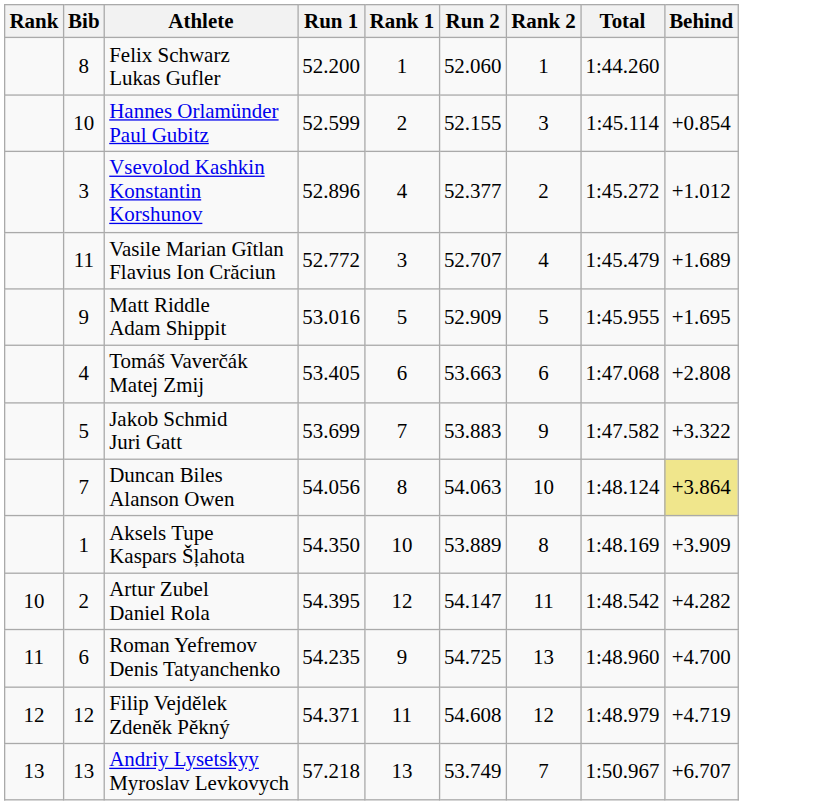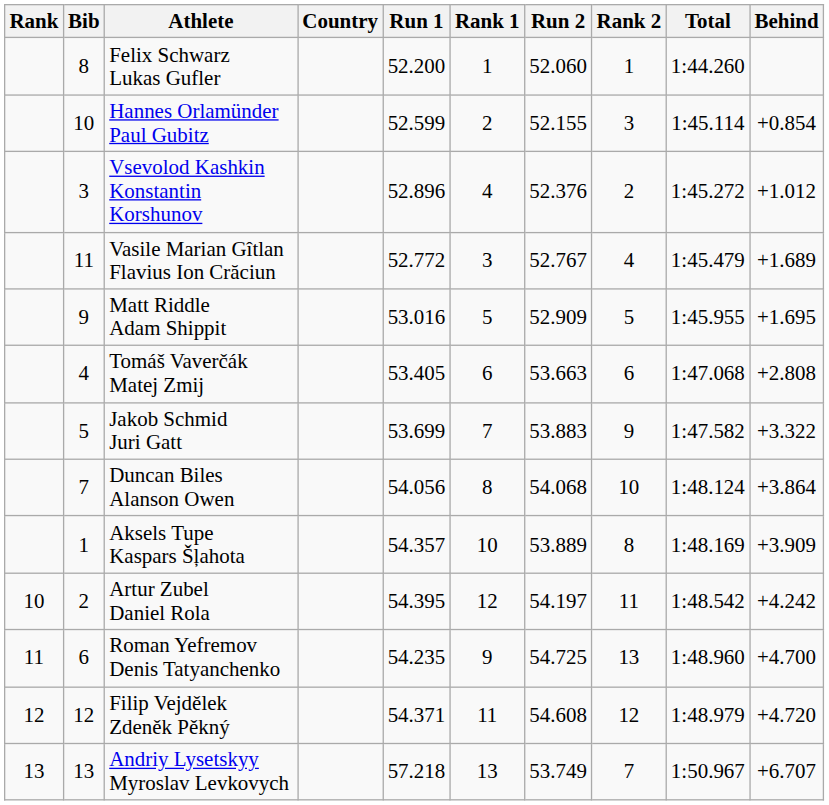+ column: (340, 21)
(473, 191) 52.377 -> (558, 191) 52.376
(473, 260) 52.707 -> (558, 260) 52.767
(473, 487) 54.063 -> (558, 487) 54.068
(701, 487) khaki background -> (787, 487) no background
(331, 544) 54.350 -> (416, 544) 54.357
(473, 601) 54.147 -> (558, 601) 54.197
(701, 601) +4.282 -> (787, 601) +4.242
(701, 714) +4.719 -> (787, 714) +4.720
